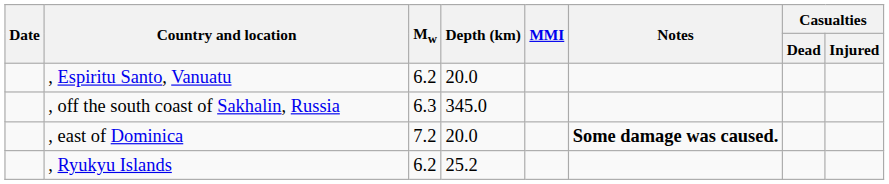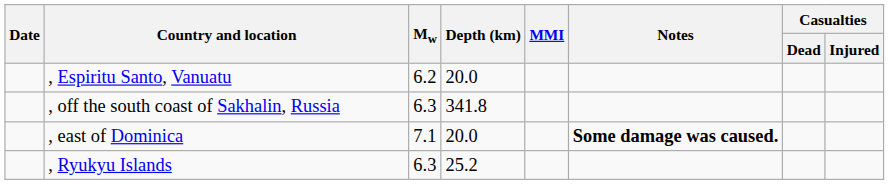(466, 106) 345.0 -> (466, 106) 341.8
(425, 135) 7.2 -> (425, 135) 7.1
(425, 164) 6.2 -> (425, 164) 6.3
